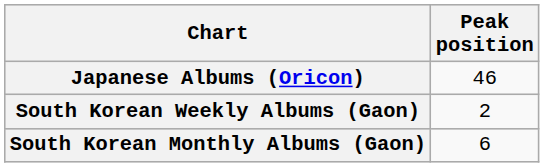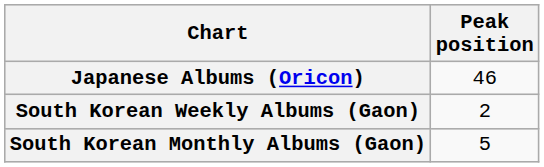(485, 145) 6 -> (485, 145) 5
